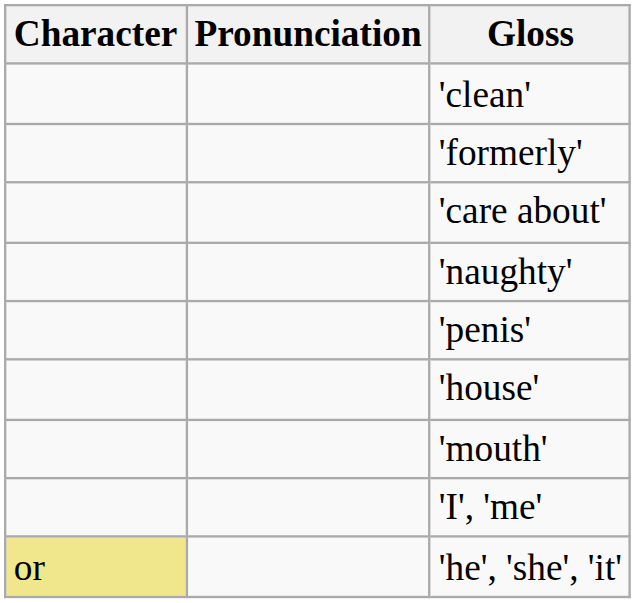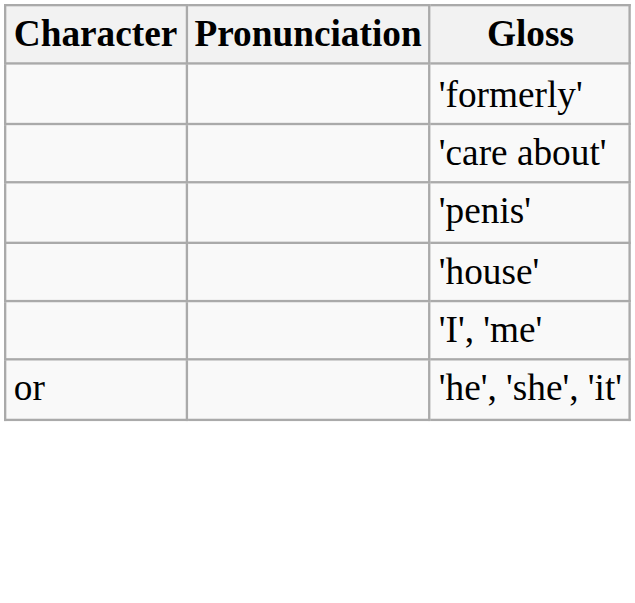- row: (485, 93)
- row: (506, 270)
- row: (493, 447)
(29, 566) khaki background -> (29, 388) no background
